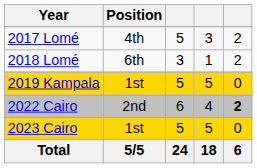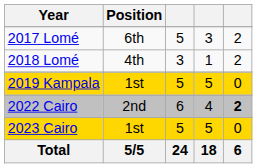(134, 38) 4th -> (134, 38) 6th
(134, 60) 6th -> (134, 60) 4th
